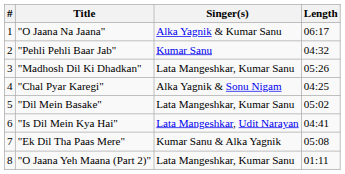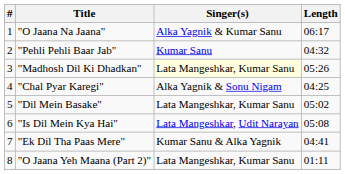(225, 68) no background -> (225, 68) lightyellow background
(316, 123) 04:41 -> (316, 123) 05:08
(316, 141) 05:08 -> (316, 141) 04:41
